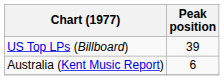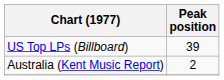(193, 65) 6 -> (193, 65) 2
